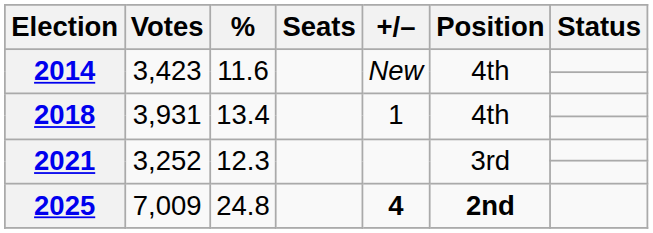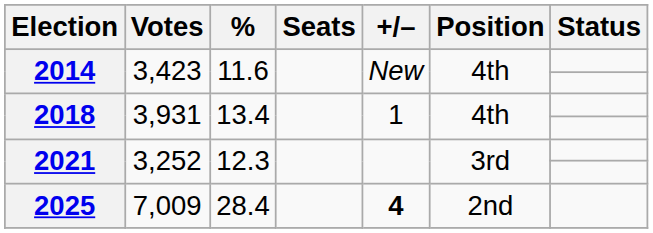(243, 204) 24.8 -> (243, 204) 28.4
(490, 204) bold -> (490, 204) normal
